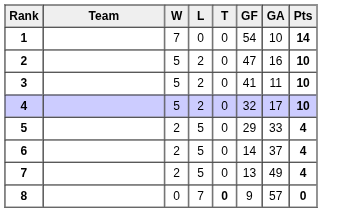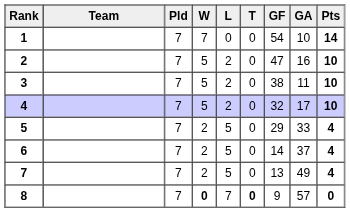+ column: (178, 16)
(249, 83) 41 -> (277, 83) 38
(177, 196) normal -> (204, 196) bold
